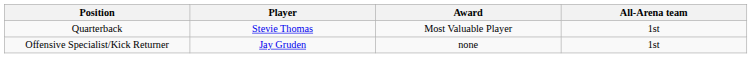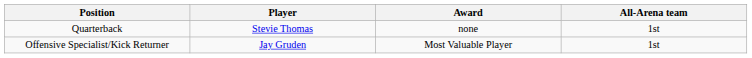(468, 28) Most Valuable Player -> (468, 28) none
(468, 45) none -> (468, 45) Most Valuable Player
